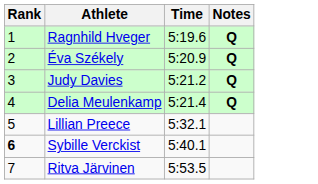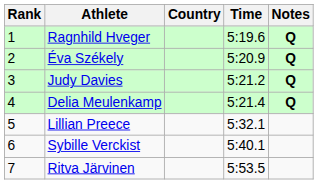+ column: (194, 15)
(11, 146) bold -> (11, 146) normal
